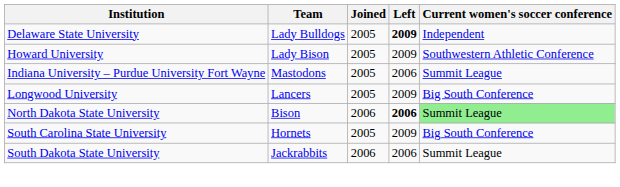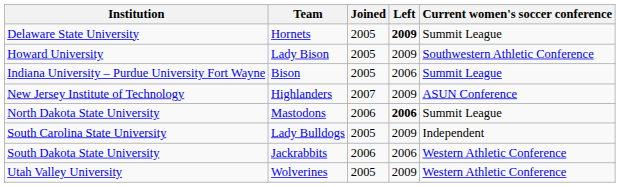(308, 34) Lady Bulldogs -> (291, 34) Hornets
(453, 34) Independent -> (462, 34) Summit League
(298, 73) Mastodons -> (286, 73) Bison
- row: (62, 93)
+ row: (96, 93)
(286, 113) Bison -> (298, 113) Mastodons
(462, 113) lightgreen background -> (462, 113) no background
(291, 133) Hornets -> (308, 133) Lady Bulldogs
(478, 133) Big South Conference -> (453, 133) Independent
(462, 152) Summit League -> (494, 152) Western Athletic Conference
+ row: (65, 172)
